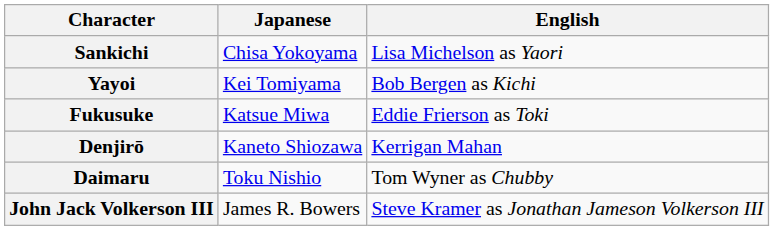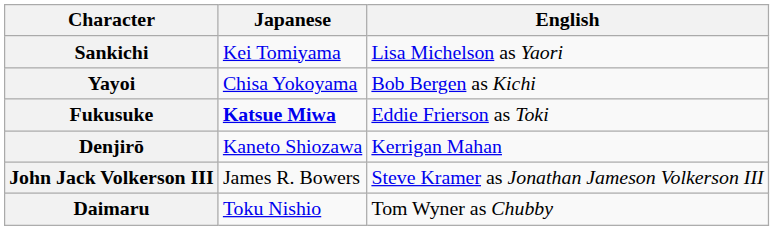(290, 51) Chisa Yokoyama -> (282, 51) Kei Tomiyama
(282, 83) Kei Tomiyama -> (290, 83) Chisa Yokoyama
(276, 114) normal -> (279, 114) bold
rows swapped: (111, 177) <-> (111, 209)
